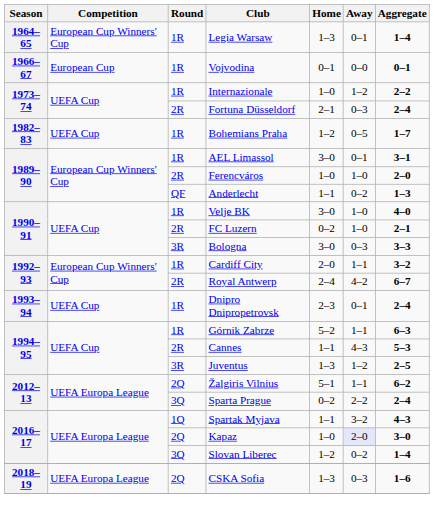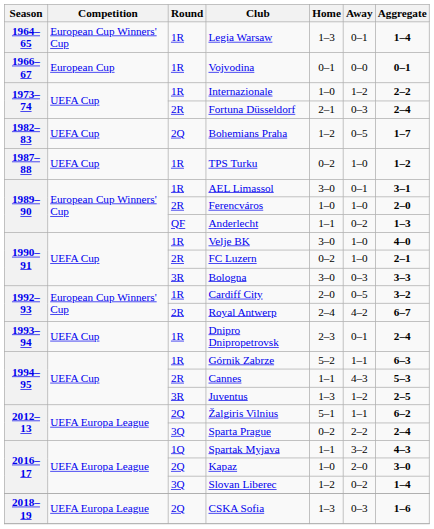(177, 133) 1R -> (178, 133) 2Q
+ row: (233, 164)
(359, 264) 1–1 -> (359, 294) 0–5
(359, 436) lavender background -> (359, 467) no background
